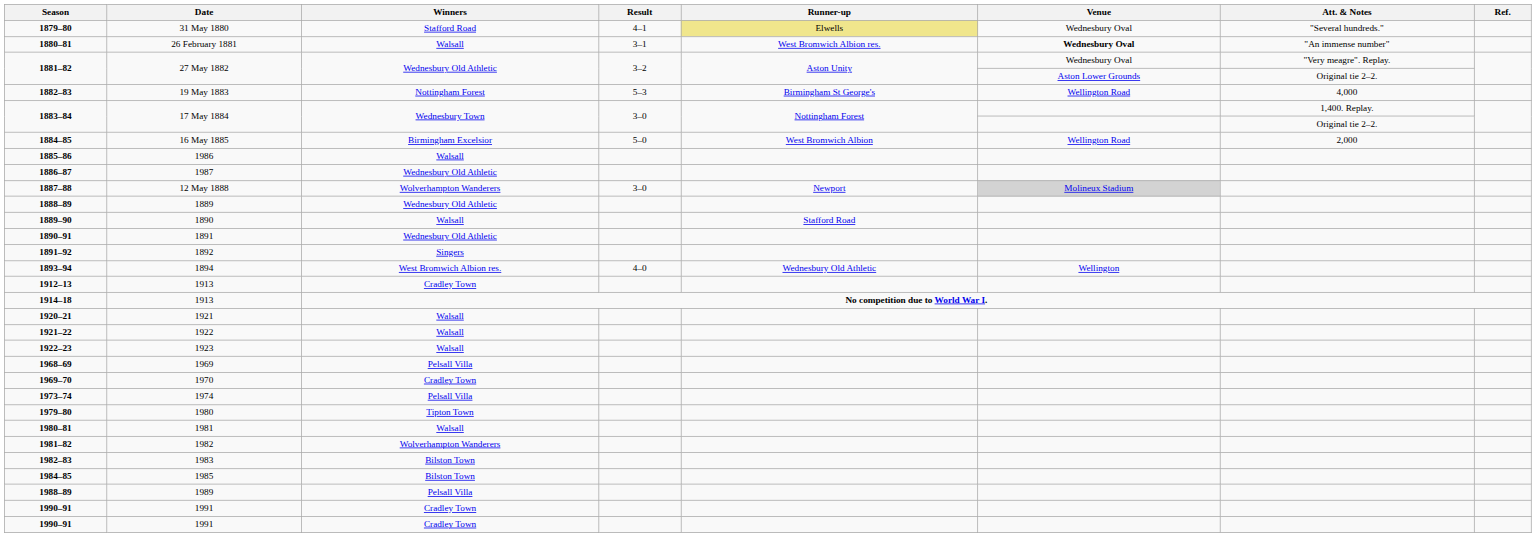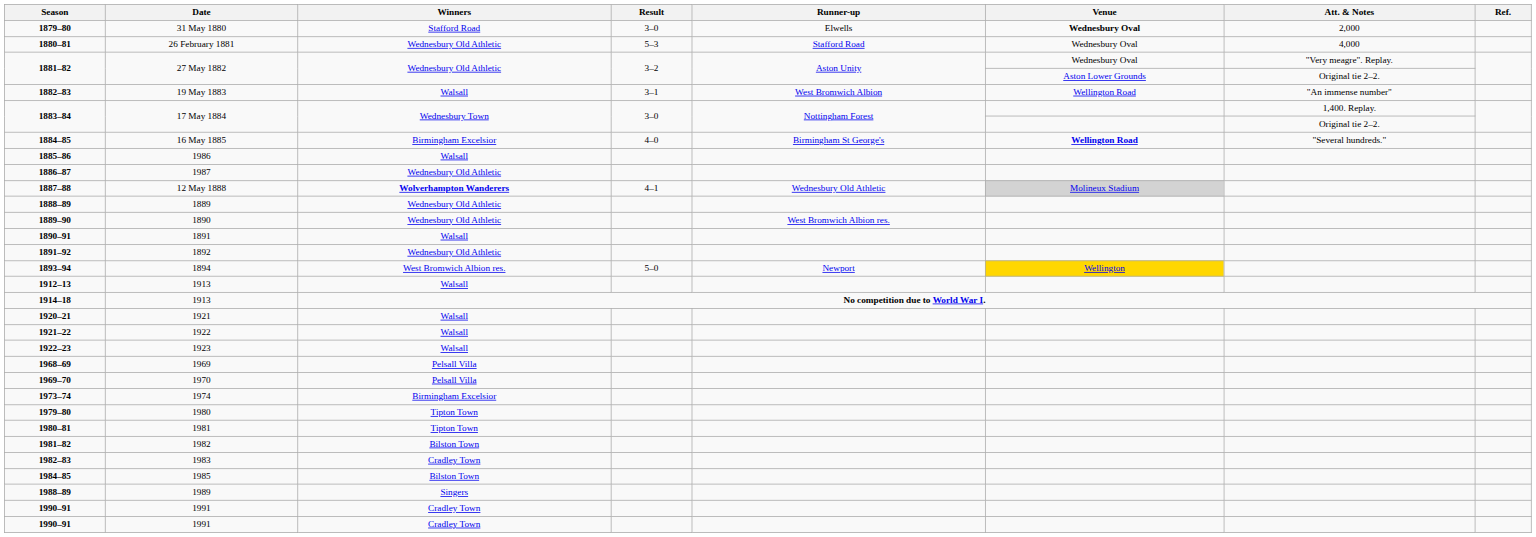(640, 28) 4–1 -> (651, 28) 3–0
(829, 28) khaki background -> (839, 28) no background
(1099, 28) normal -> (1105, 28) bold
(1347, 28) "Several hundreds." -> (1349, 28) 2,000
(450, 44) Walsall -> (454, 44) Wednesbury Old Athletic
(640, 44) 3–1 -> (651, 44) 5–3
(829, 44) West Bromwich Albion res. -> (839, 44) Stafford Road
(1099, 44) bold -> (1105, 44) normal
(1347, 44) "An immense number" -> (1349, 44) 4,000
(450, 92) Nottingham Forest -> (454, 92) Walsall
(640, 92) 5–3 -> (651, 92) 3–1
(829, 92) Birmingham St George's -> (839, 92) West Bromwich Albion
(1347, 92) 4,000 -> (1349, 92) "An immense number"
(640, 140) 5–0 -> (651, 140) 4–0
(829, 140) West Bromwich Albion -> (839, 140) Birmingham St George's
(1099, 140) normal -> (1105, 140) bold
(1347, 140) 2,000 -> (1349, 140) "Several hundreds."
(450, 188) normal -> (454, 188) bold
(640, 188) 3–0 -> (651, 188) 4–1
(829, 188) Newport -> (839, 188) Wednesbury Old Athletic
(450, 220) Walsall -> (454, 220) Wednesbury Old Athletic
(829, 220) Stafford Road -> (839, 220) West Bromwich Albion res.
(450, 236) Wednesbury Old Athletic -> (454, 236) Walsall
(450, 252) Singers -> (454, 252) Wednesbury Old Athletic
(640, 268) 4–0 -> (651, 268) 5–0
(829, 268) Wednesbury Old Athletic -> (839, 268) Newport
(1099, 268) no background -> (1105, 268) gold background
(450, 284) Cradley Town -> (454, 284) Walsall
(450, 380) Cradley Town -> (454, 380) Pelsall Villa
(450, 396) Pelsall Villa -> (454, 396) Birmingham Excelsior
(450, 428) Walsall -> (454, 428) Tipton Town
(450, 444) Wolverhampton Wanderers -> (454, 444) Bilston Town
(450, 460) Bilston Town -> (454, 460) Cradley Town
(450, 492) Pelsall Villa -> (454, 492) Singers
